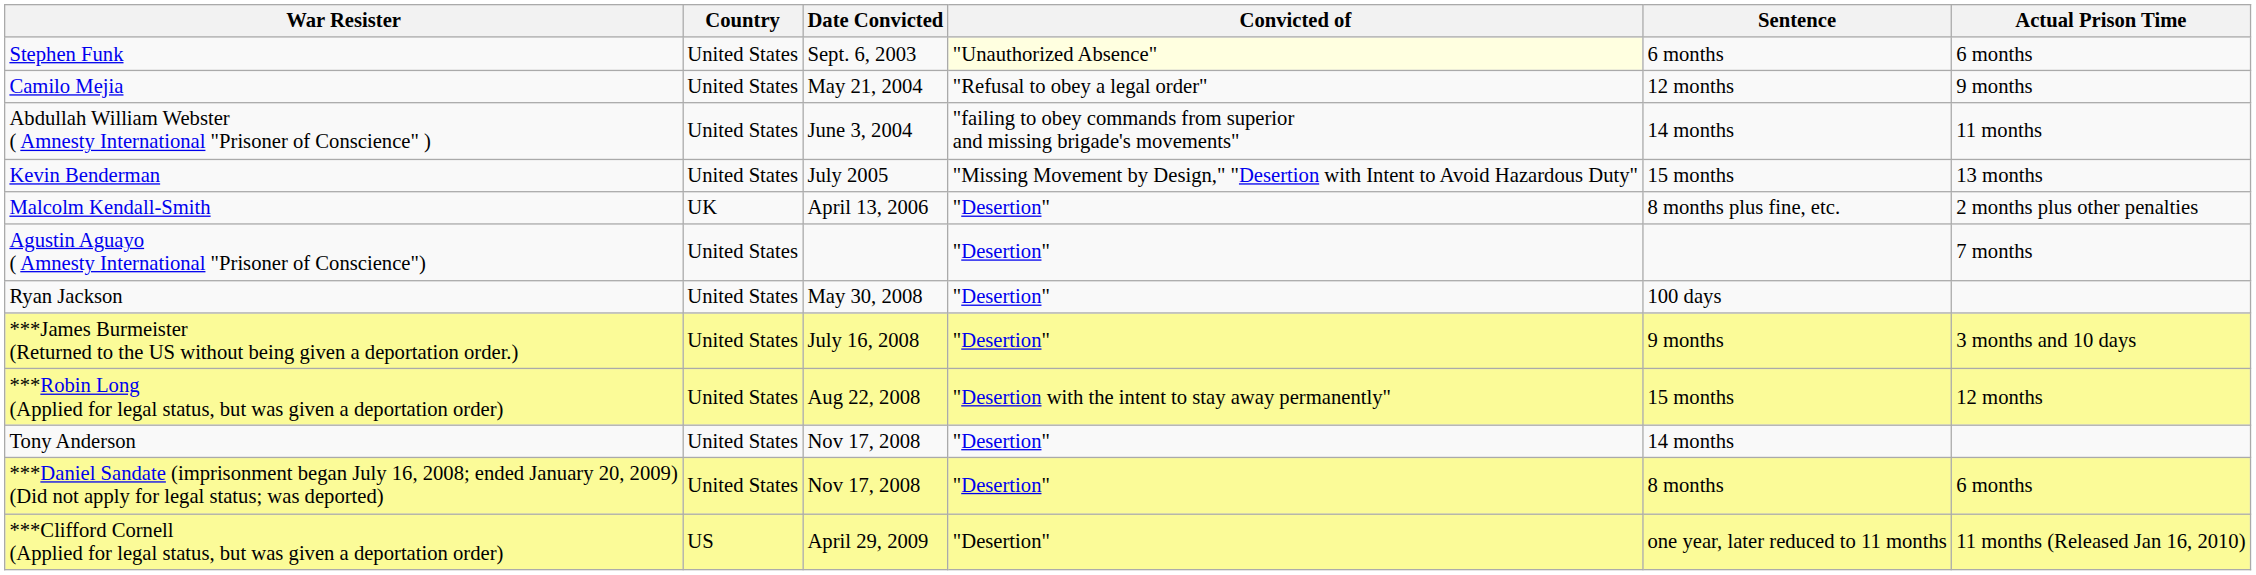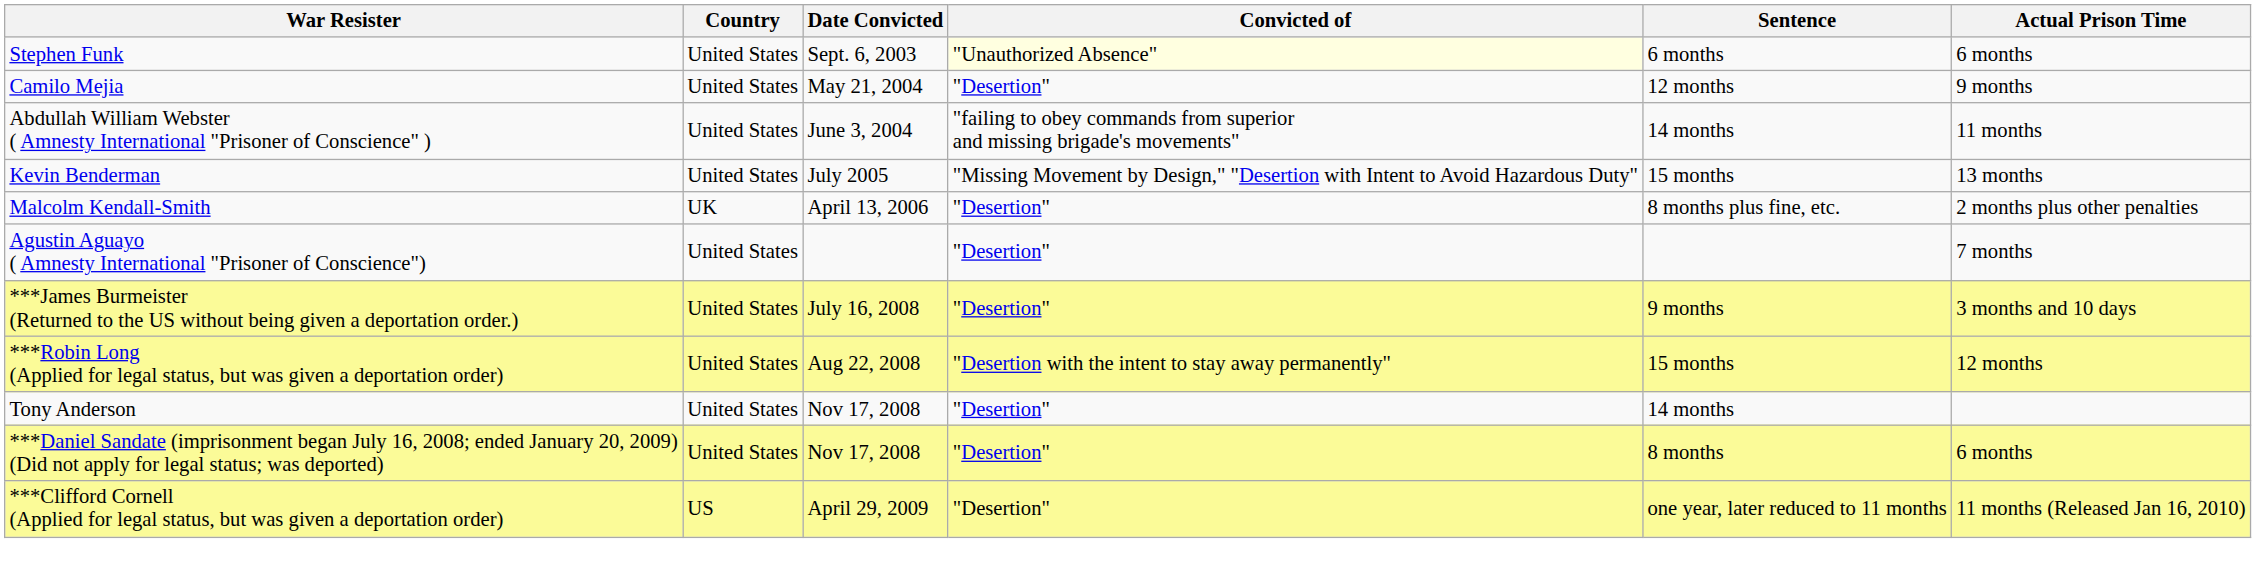(1080, 86) "Refusal to obey a legal order" -> (1001, 86) "Desertion"
- row: (66, 296)
